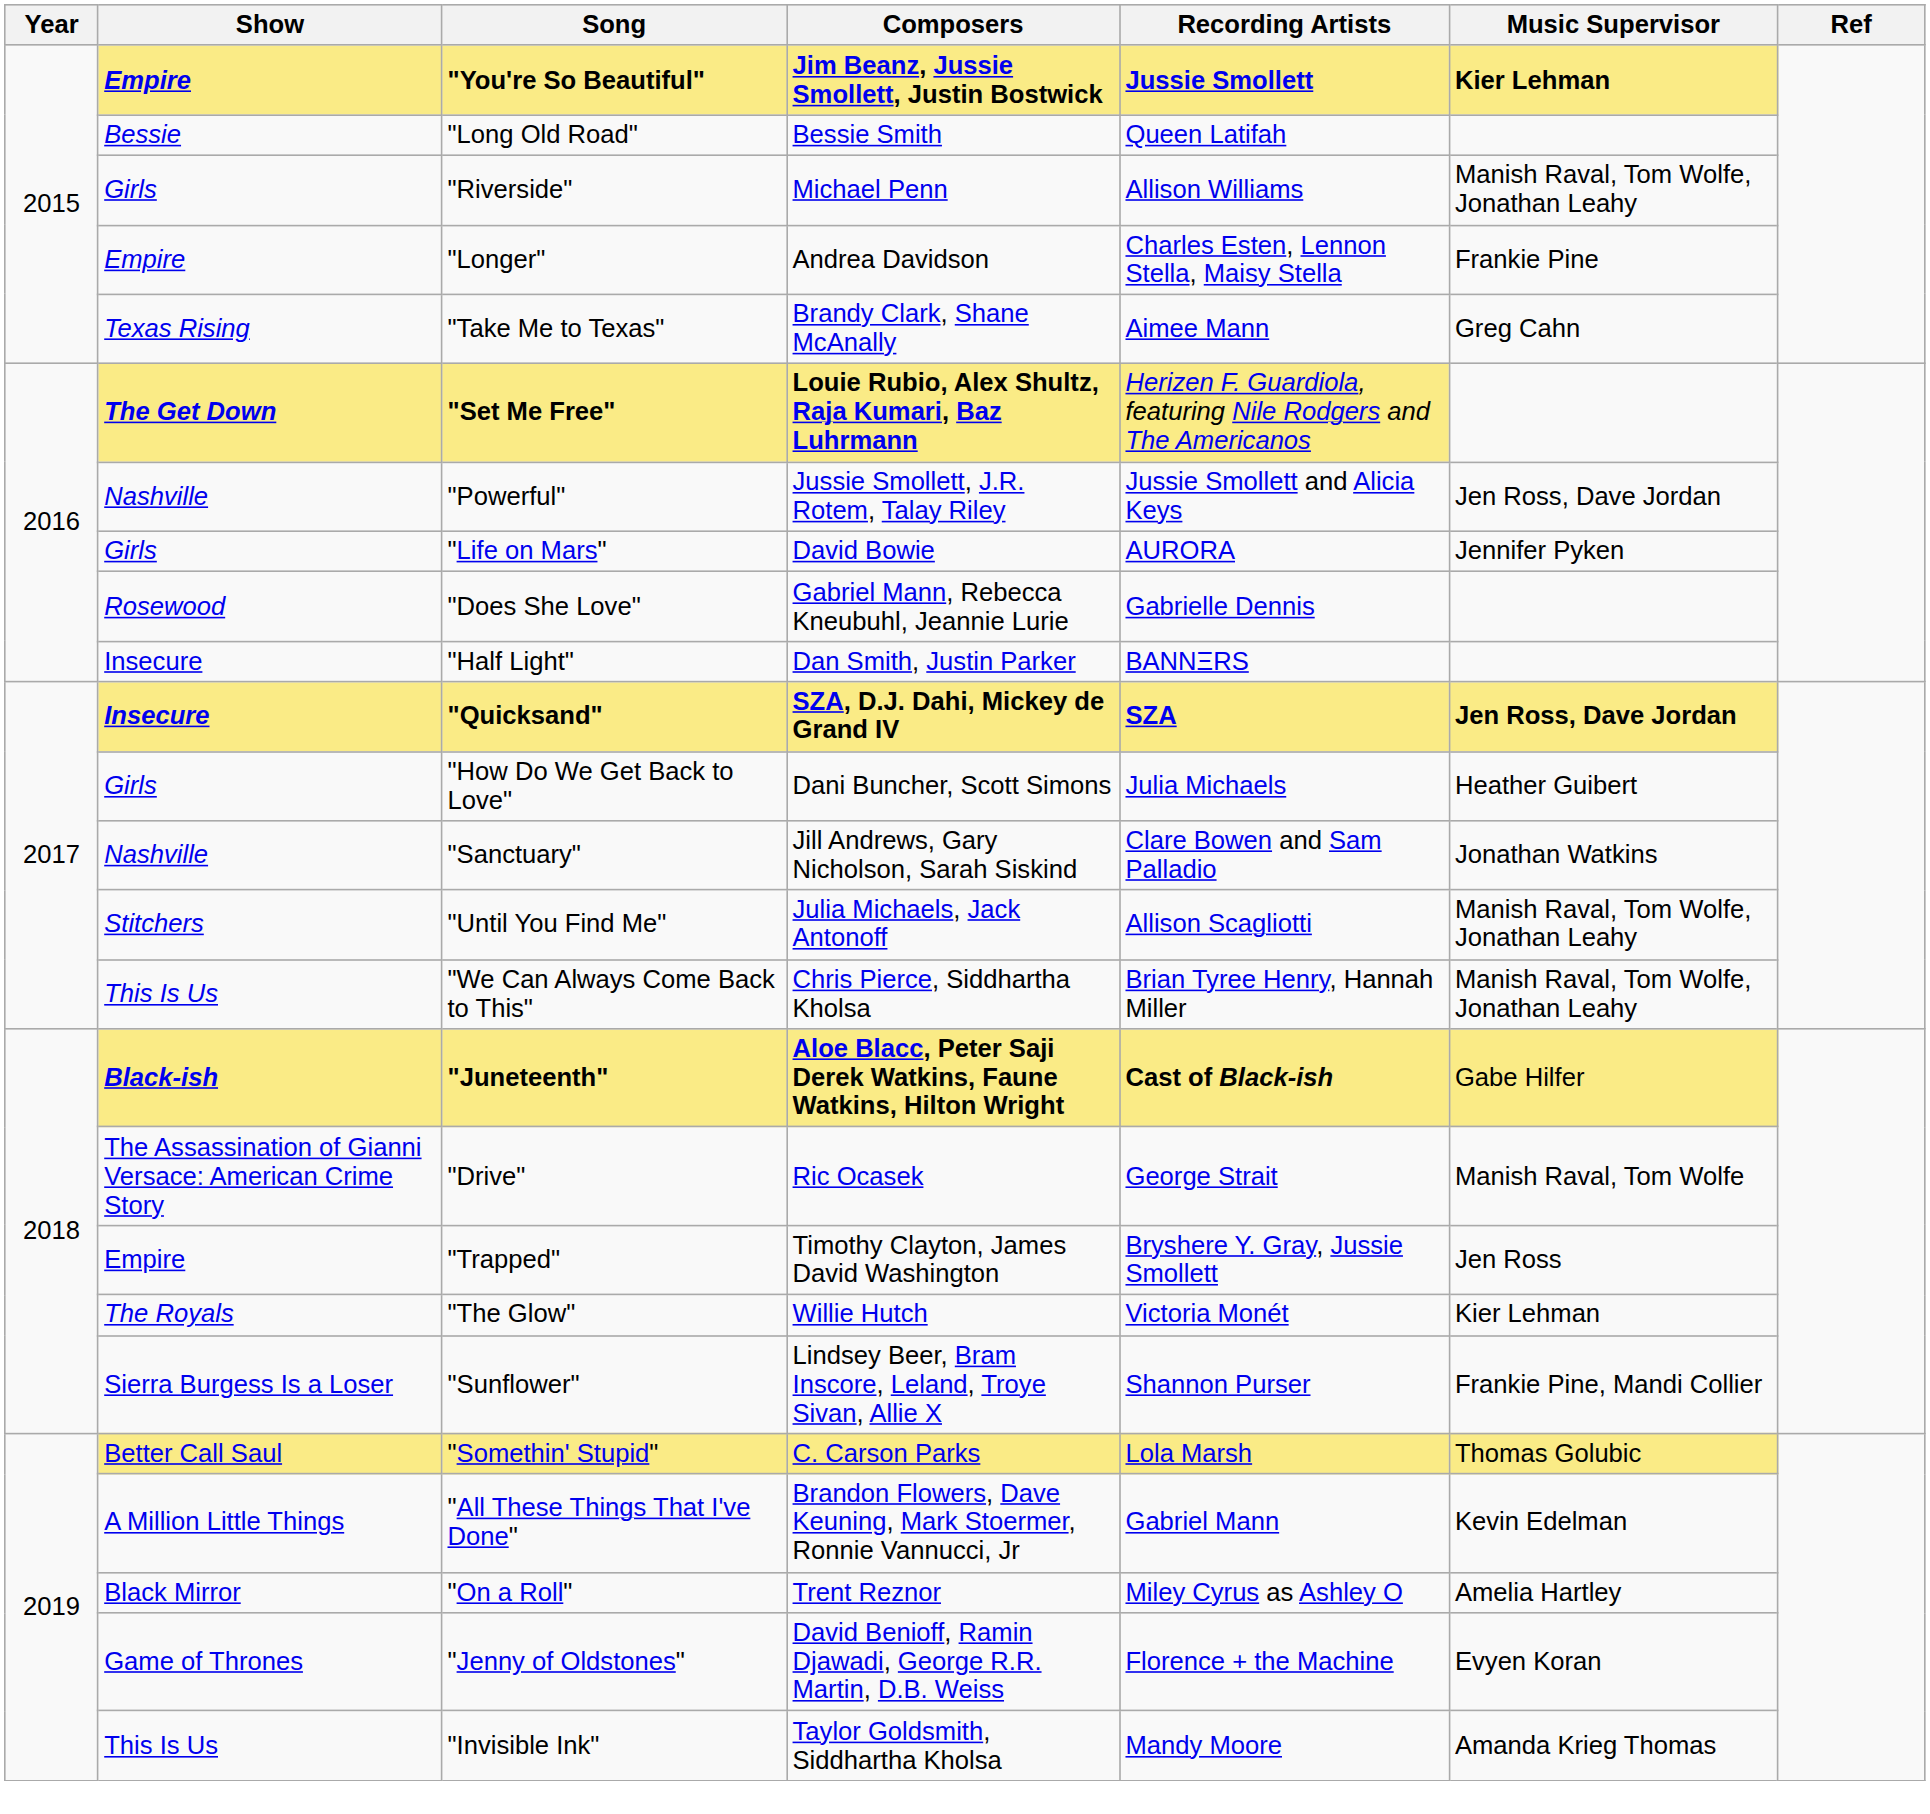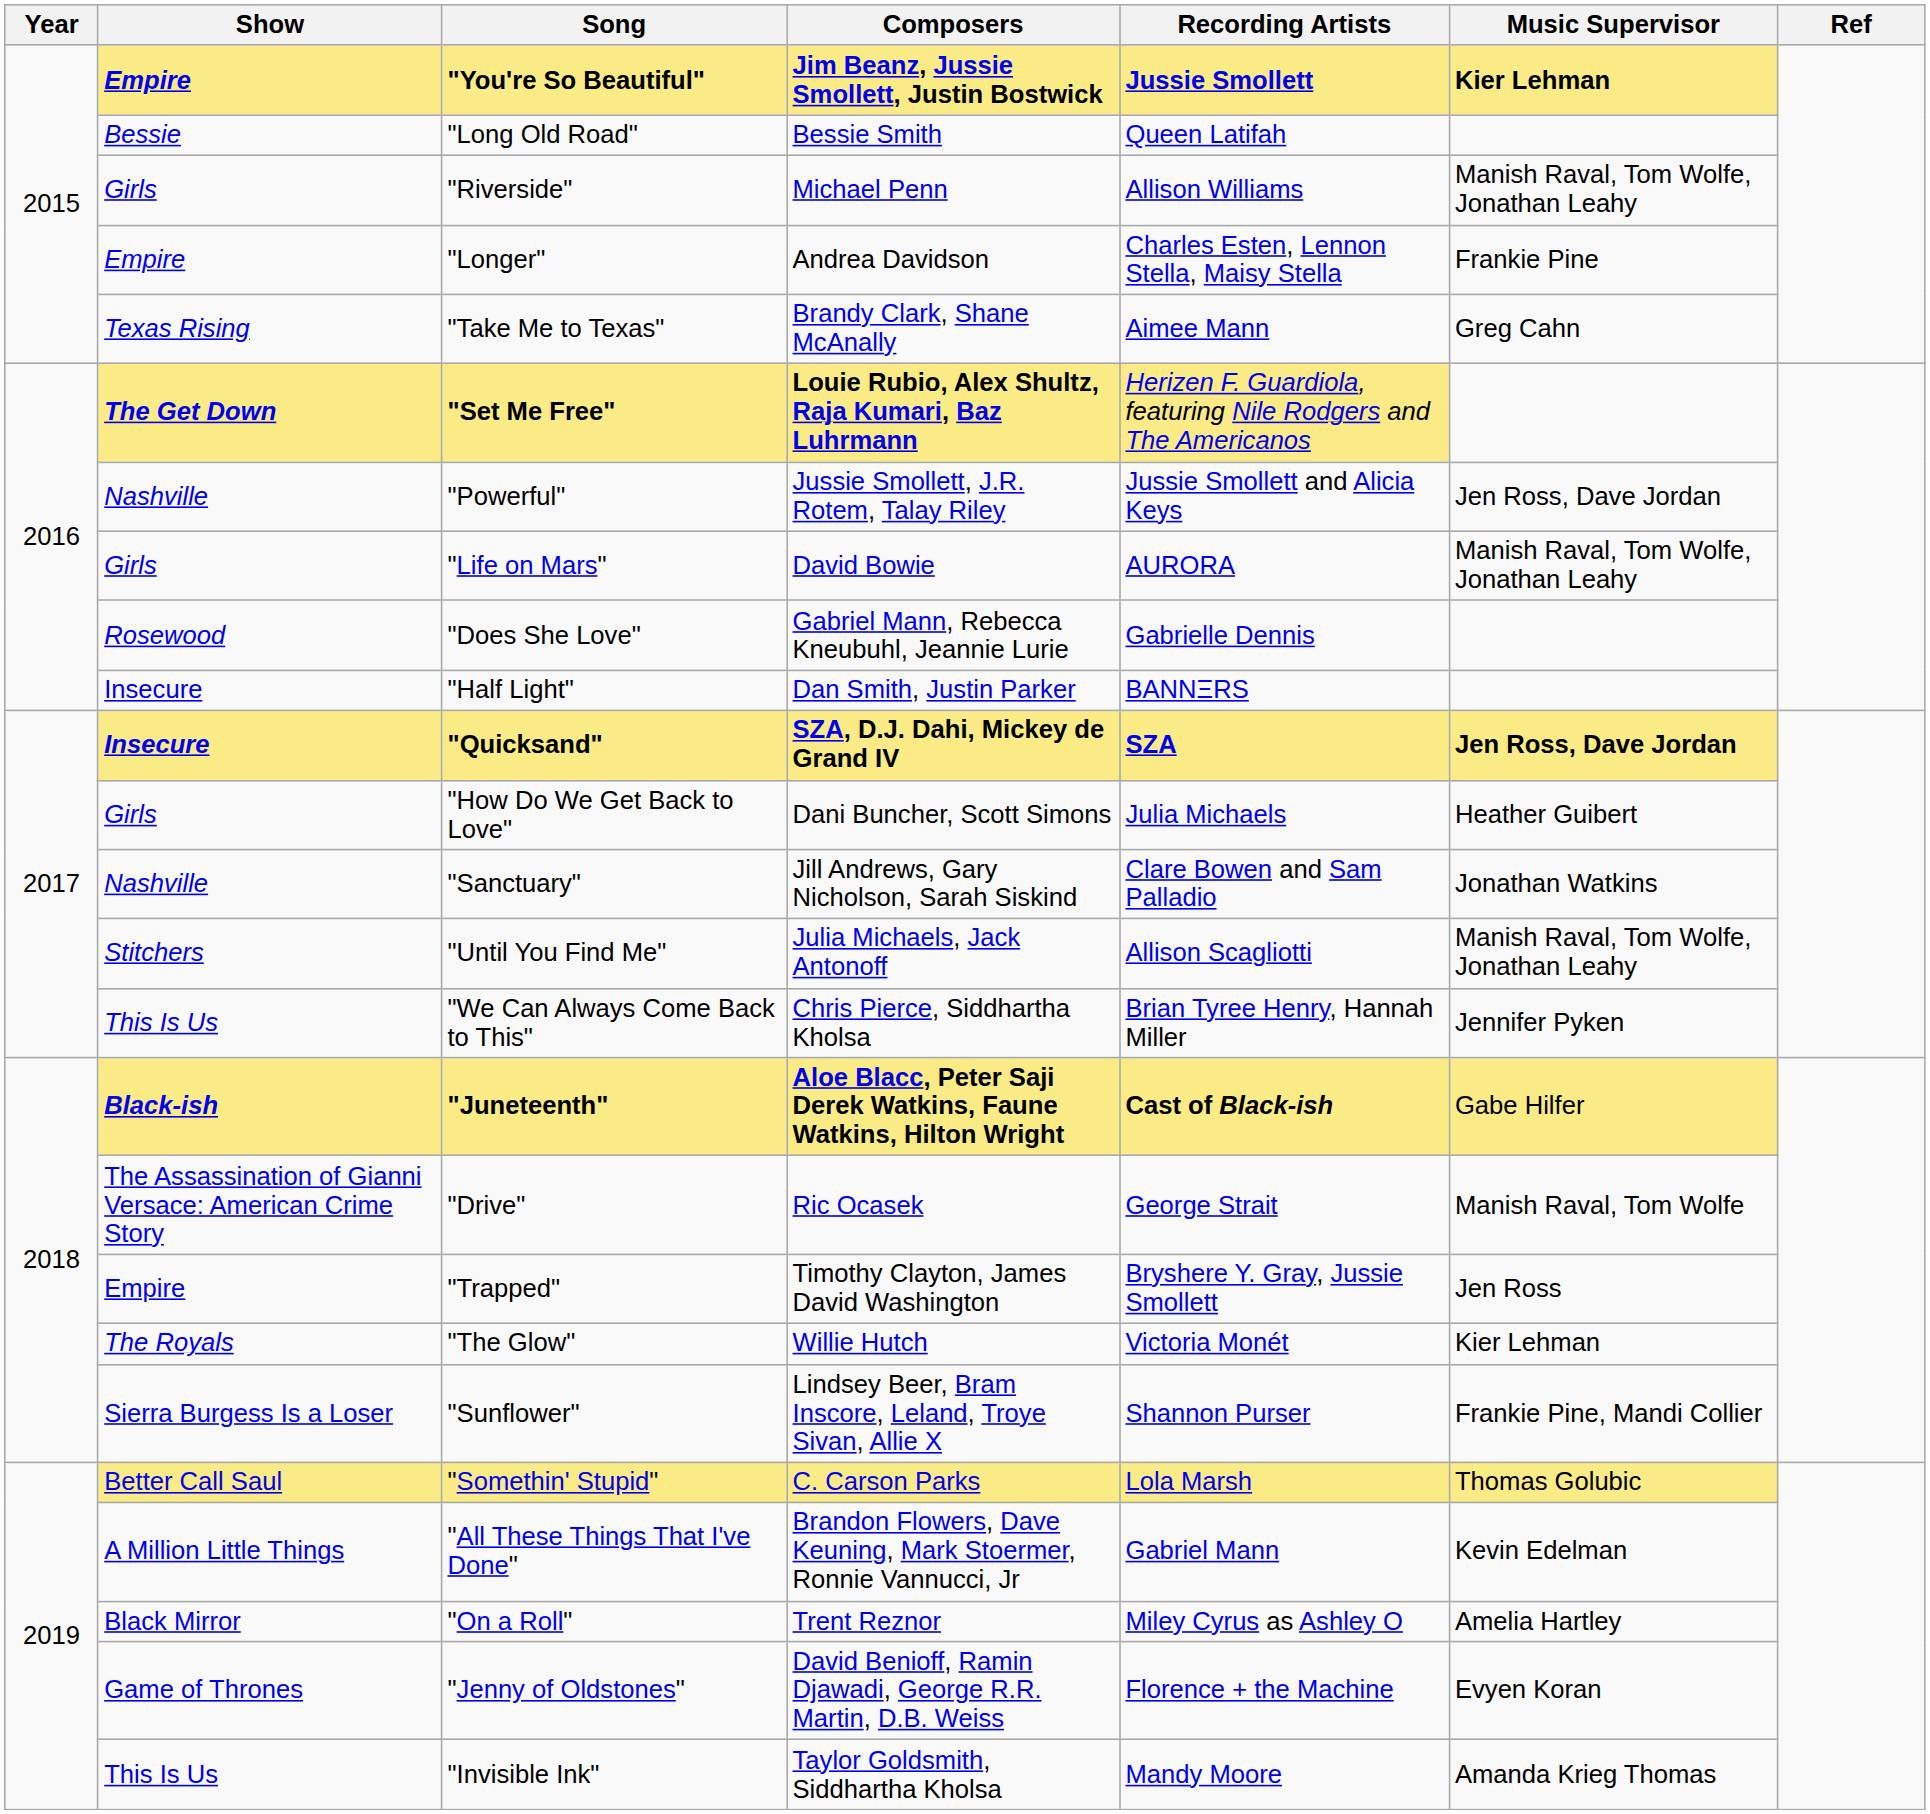(1540, 551) Jennifer Pyken -> (1603, 565) Manish Raval, Tom Wolfe, Jonathan Leahy
(1603, 993) Manish Raval, Tom Wolfe, Jonathan Leahy -> (1540, 1022) Jennifer Pyken
